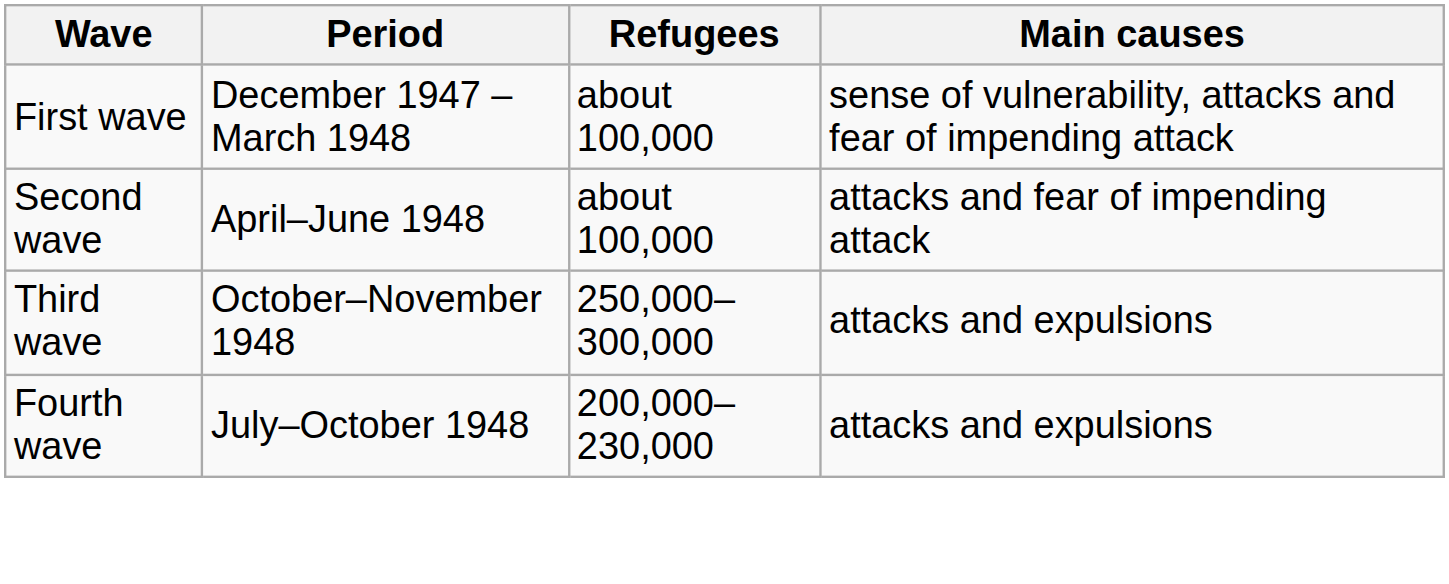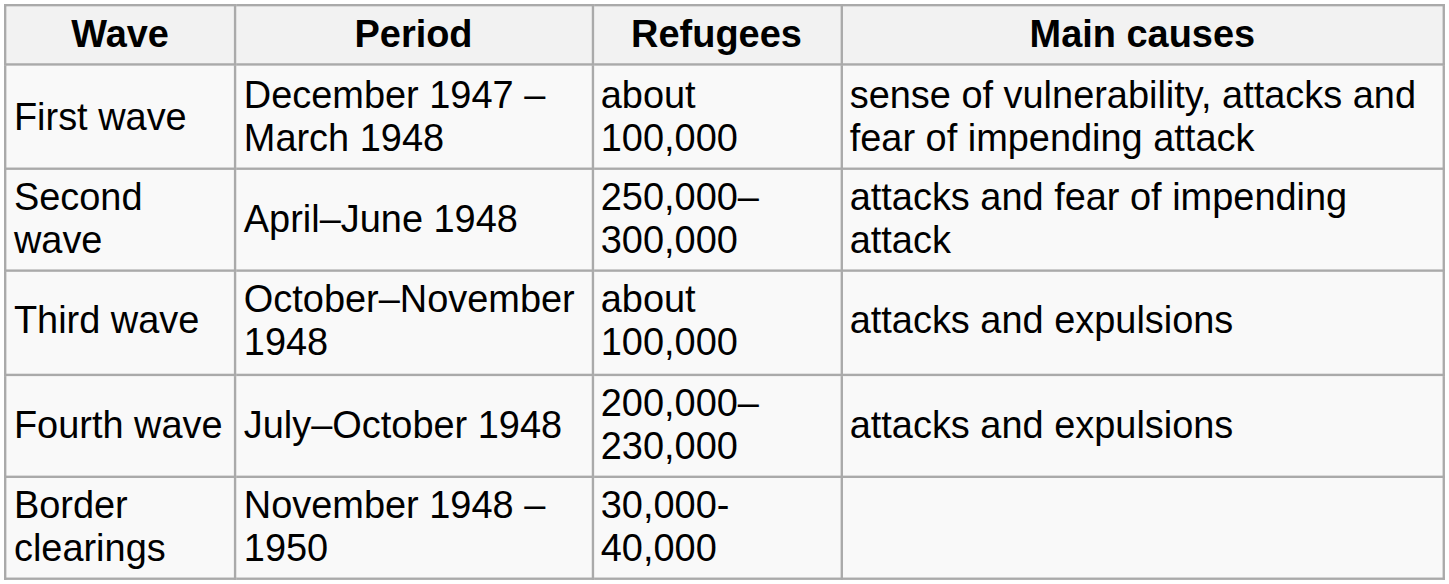(645, 218) about 100,000 -> (680, 218) 250,000–300,000
(656, 321) 250,000–300,000 -> (669, 321) about 100,000
+ row: (90, 527)
